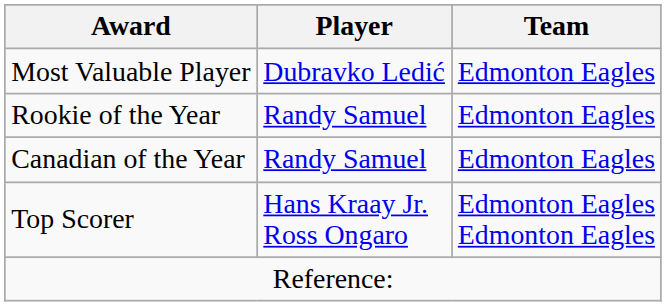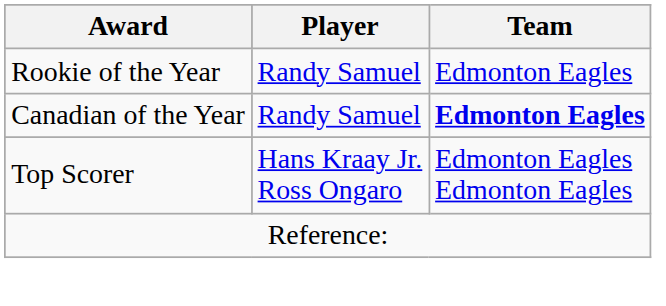- row: (131, 70)
(556, 159) normal -> (540, 114) bold
